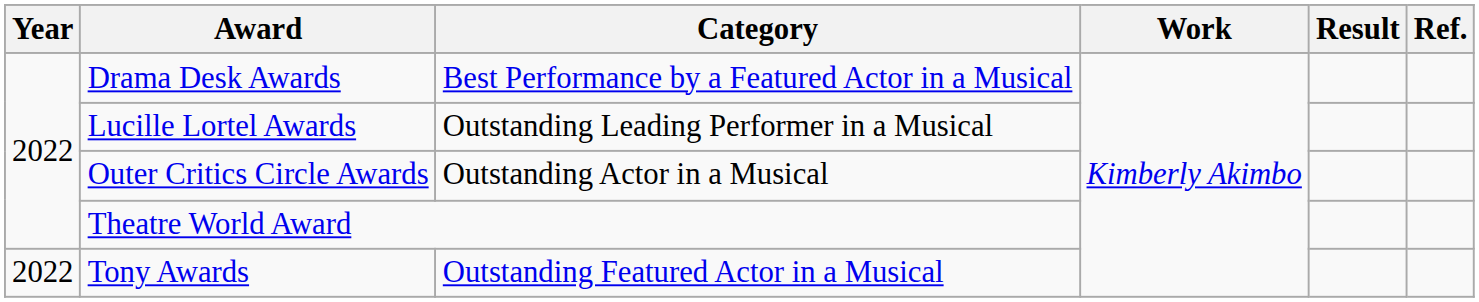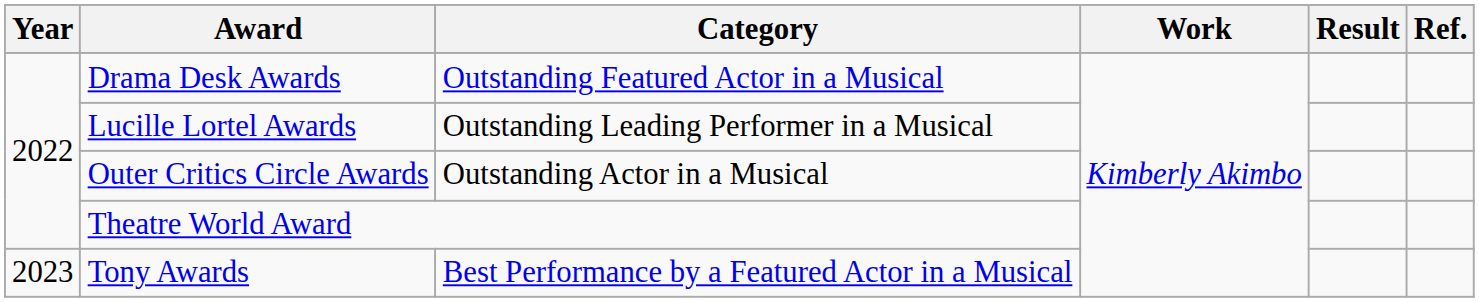(758, 77) Best Performance by a Featured Actor in a Musical -> (693, 77) Outstanding Featured Actor in a Musical
(43, 272) 2022 -> (43, 272) 2023
(693, 272) Outstanding Featured Actor in a Musical -> (758, 272) Best Performance by a Featured Actor in a Musical
